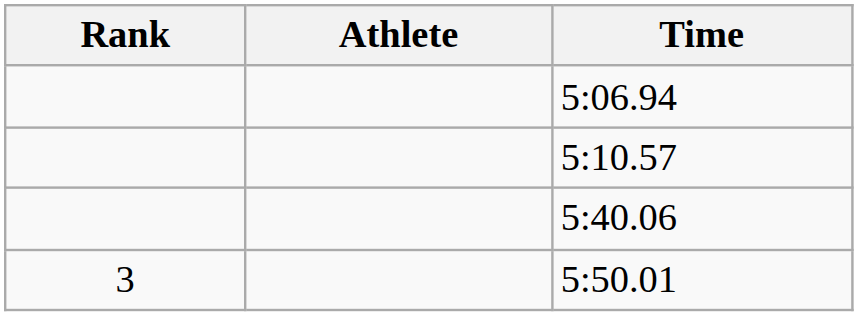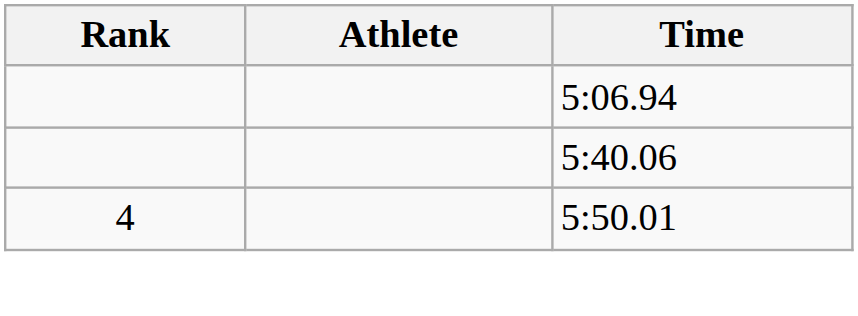- row: (619, 156)
(125, 278) 3 -> (125, 217) 4
